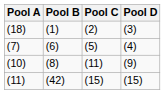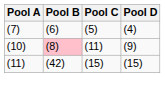- row: (16, 30)
(52, 64) no background -> (52, 47) pink background
